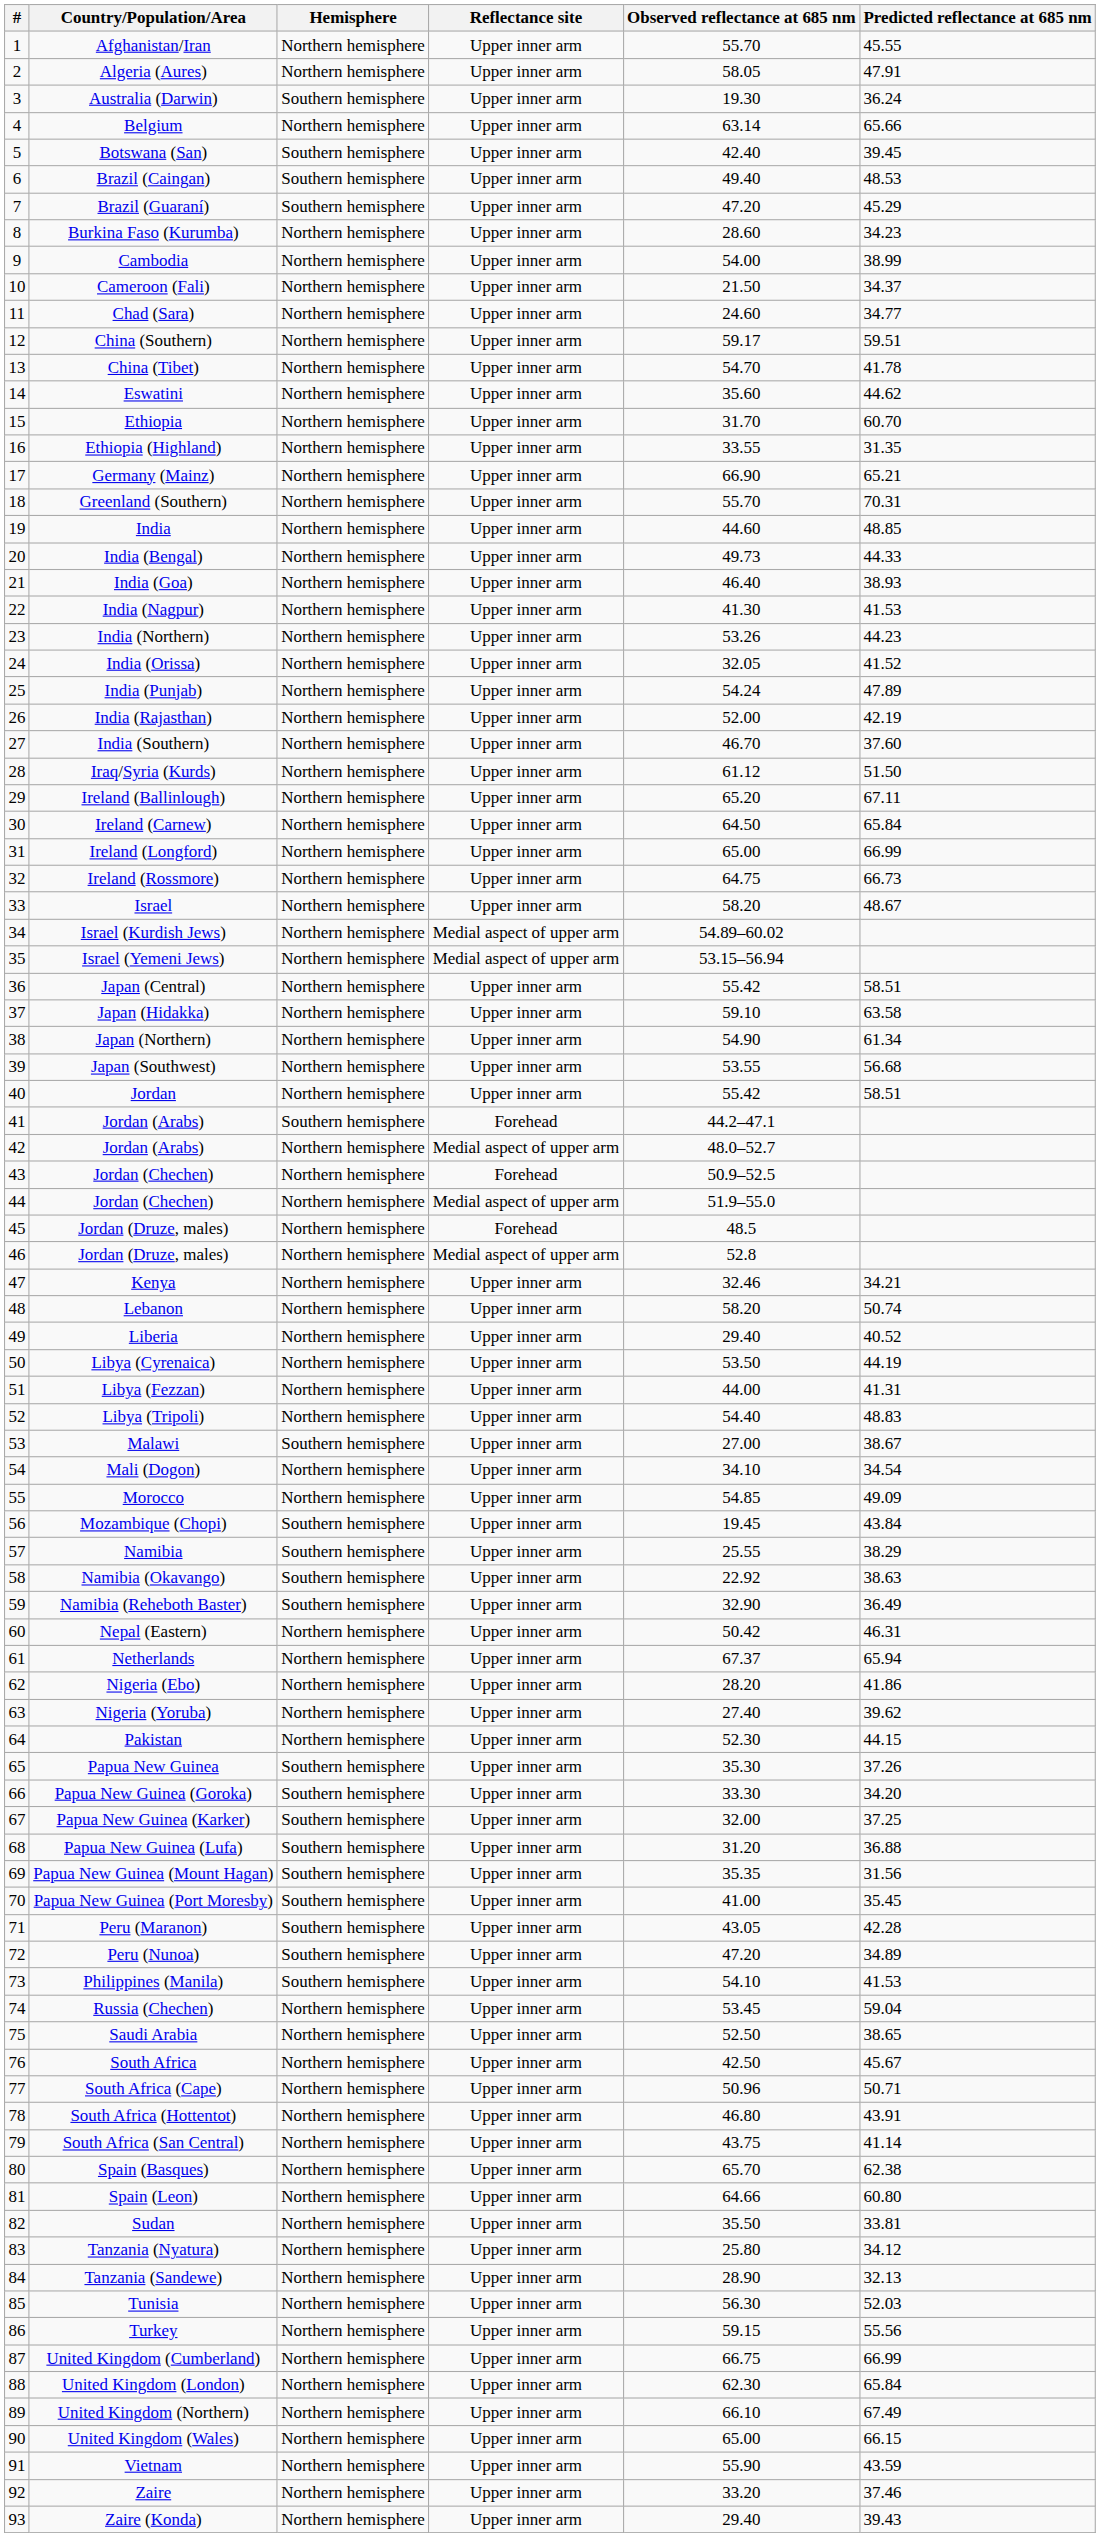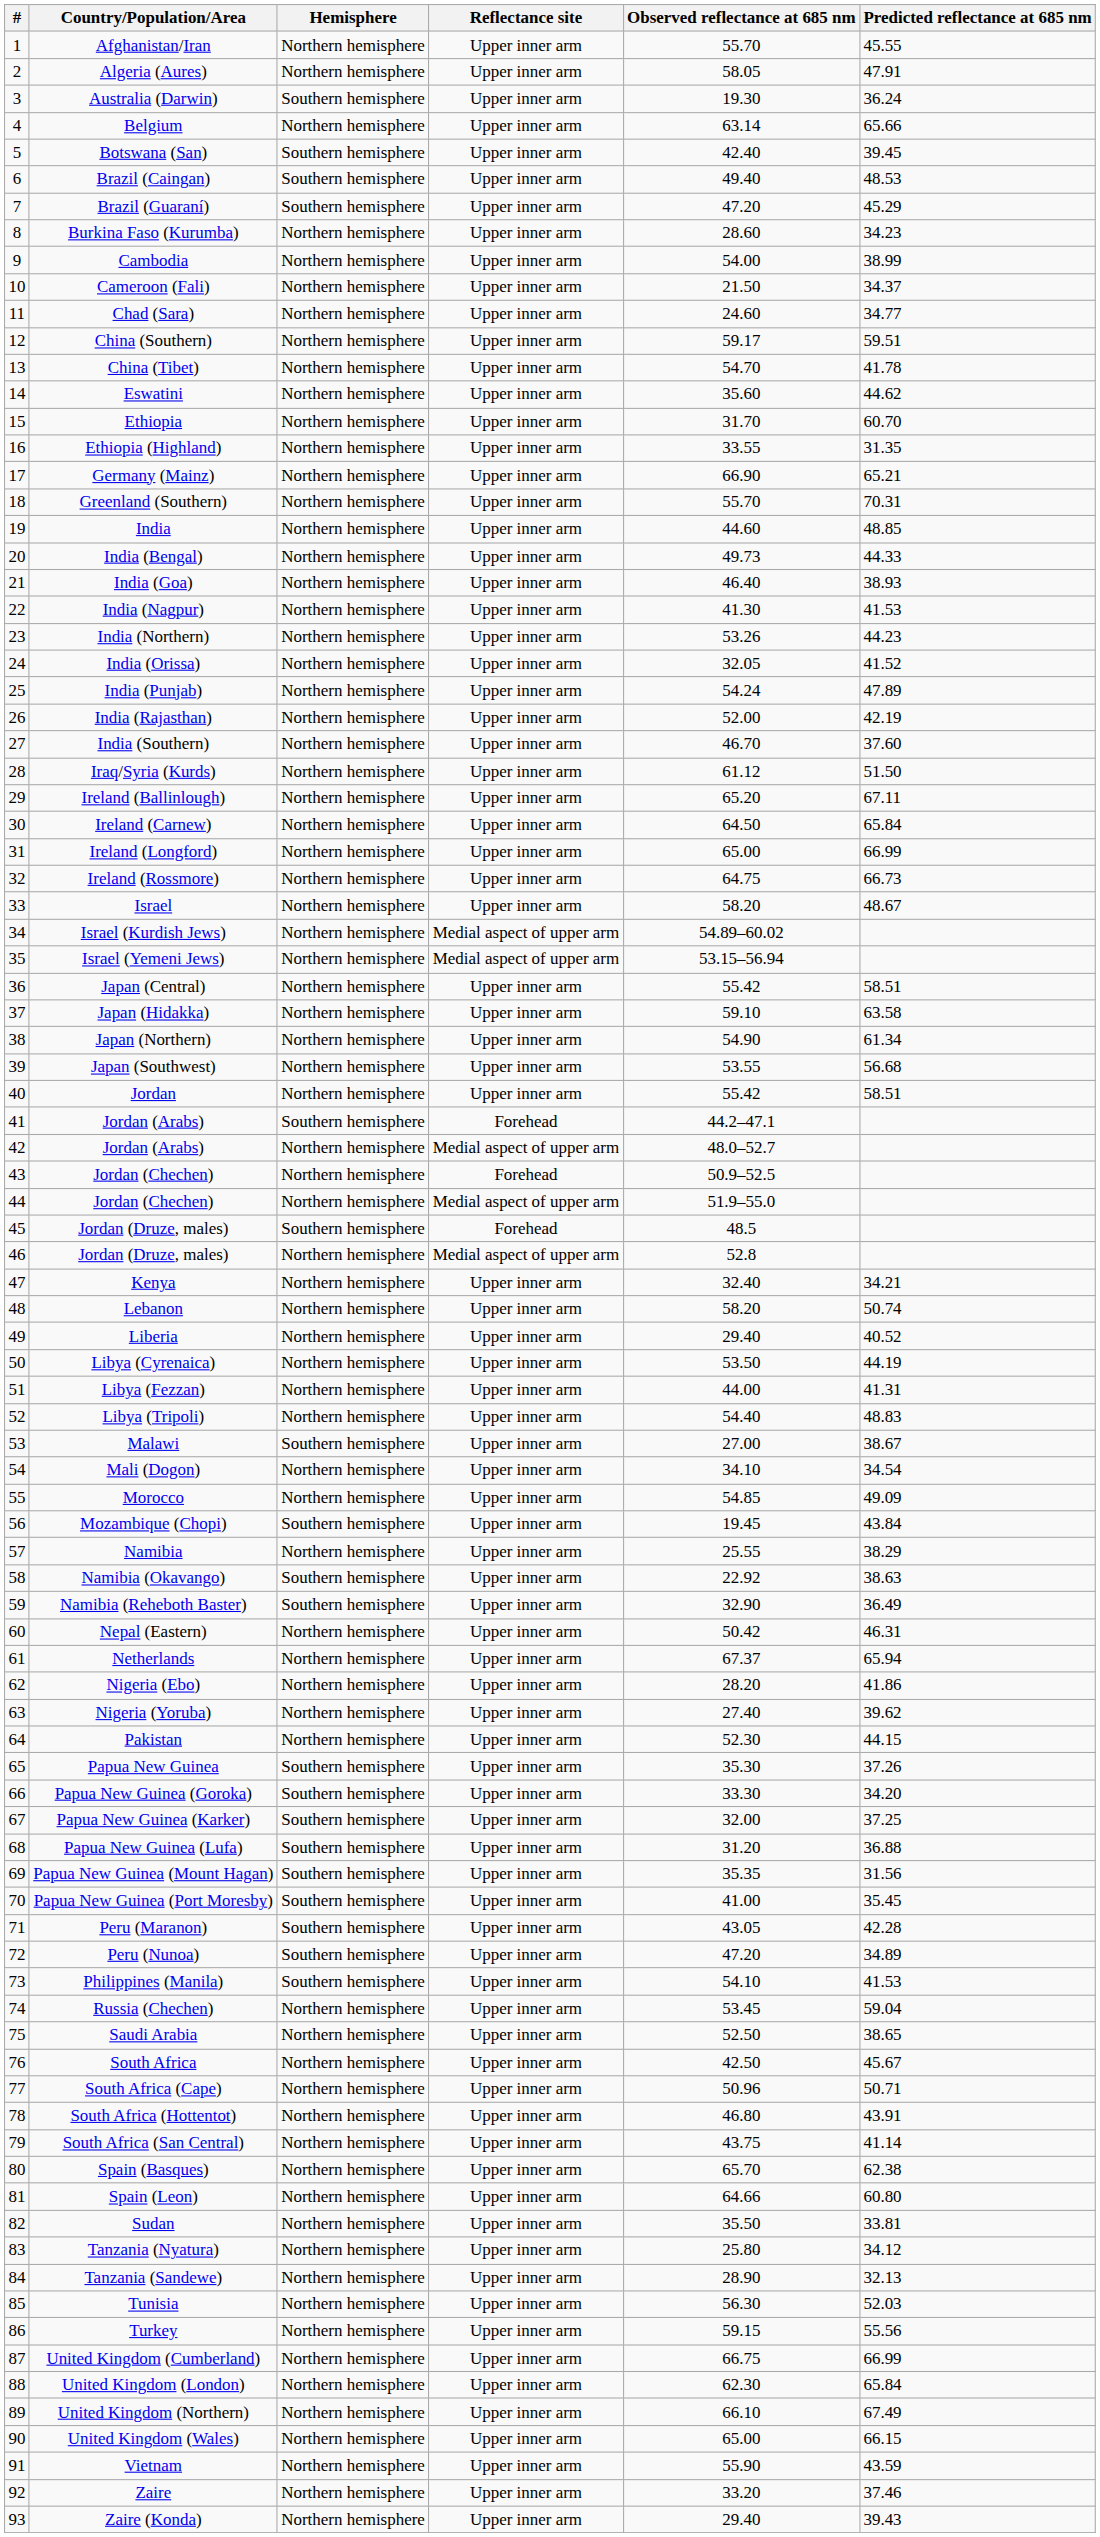(353, 1228) Northern hemisphere -> (353, 1228) Southern hemisphere
(741, 1282) 32.46 -> (741, 1282) 32.40
(353, 1551) Southern hemisphere -> (353, 1551) Northern hemisphere
